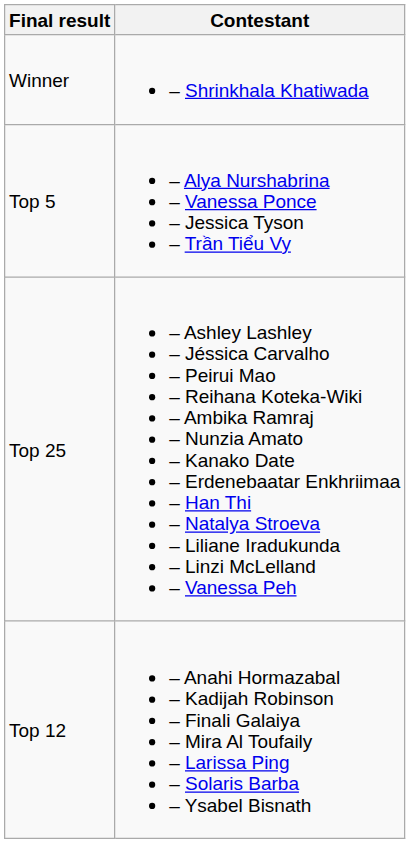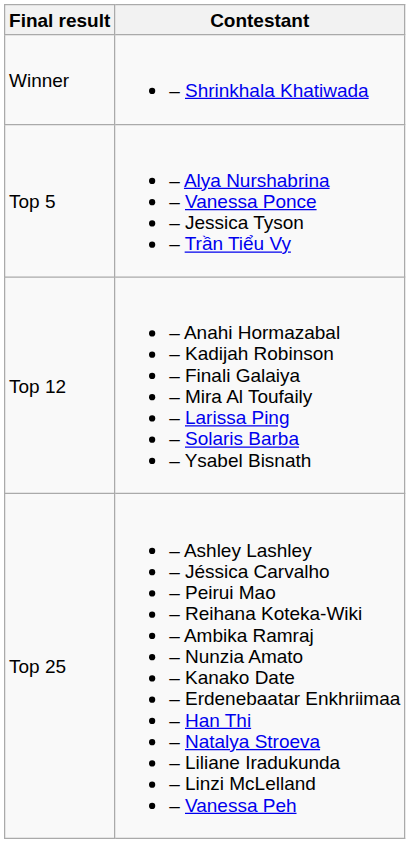rows swapped: (38, 730) <-> (38, 449)
